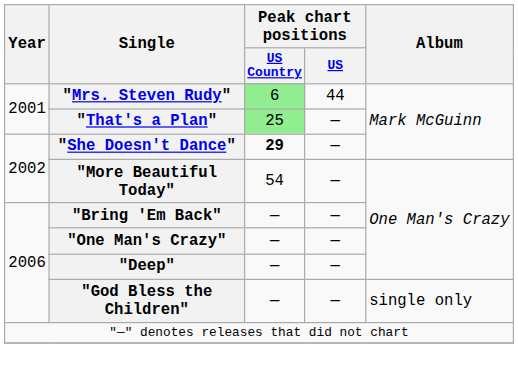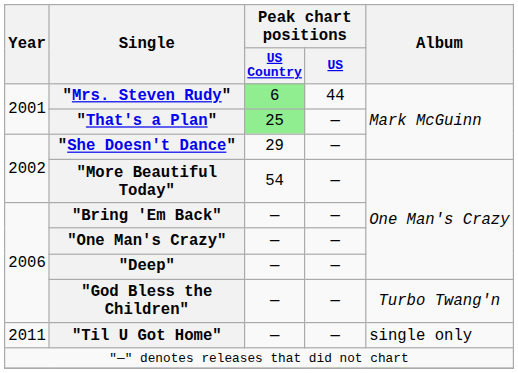(275, 147) bold -> (275, 147) normal
(421, 301) single only -> (439, 301) Turbo Twang'n
+ row: (147, 335)
